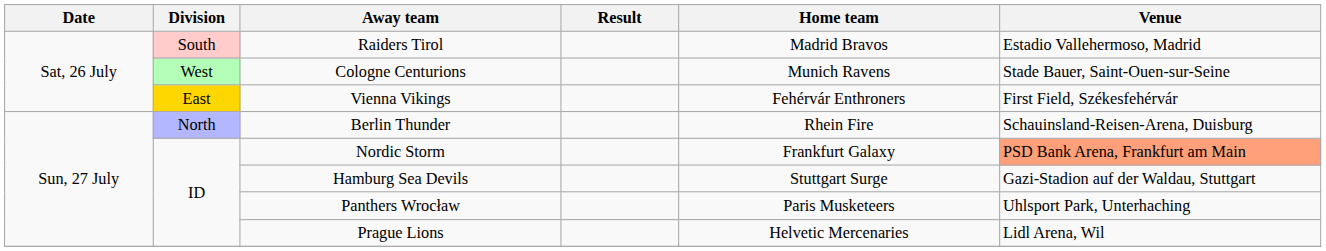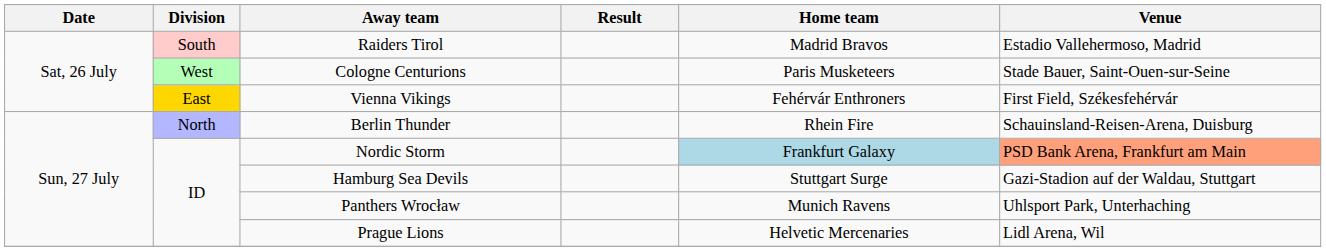(839, 71) Munich Ravens -> (839, 71) Paris Musketeers
(839, 152) no background -> (839, 152) lightblue background
(839, 205) Paris Musketeers -> (839, 205) Munich Ravens
